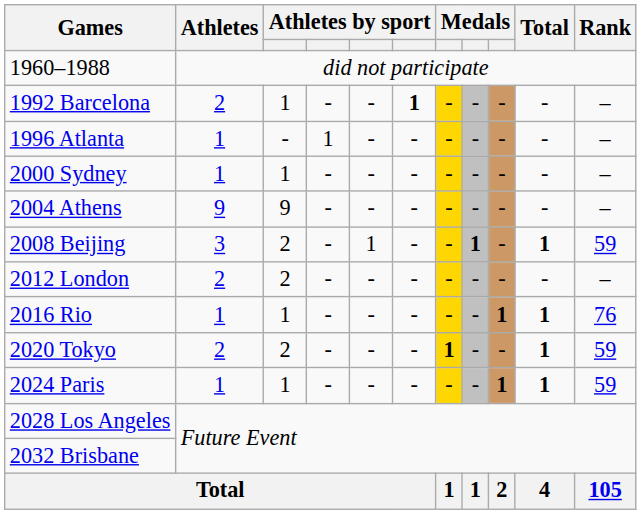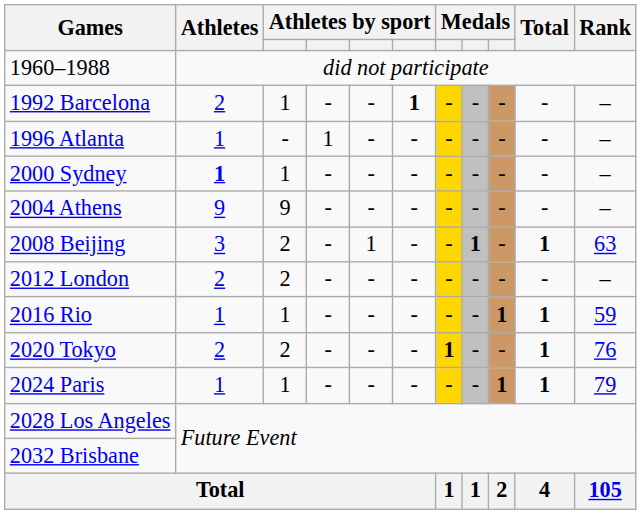(220, 173) normal -> (220, 173) bold
(605, 244) 59 -> (605, 244) 63
(605, 314) 76 -> (605, 314) 59
(605, 349) 59 -> (605, 349) 76
(605, 385) 59 -> (605, 385) 79
